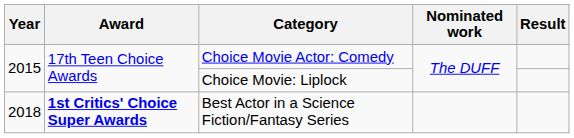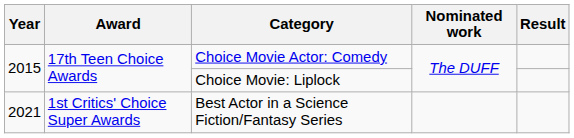(24, 112) 2018 -> (24, 112) 2021
(112, 112) bold -> (107, 112) normal
